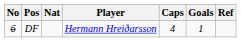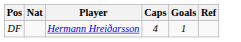- column: (13, 12)
